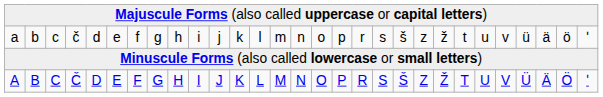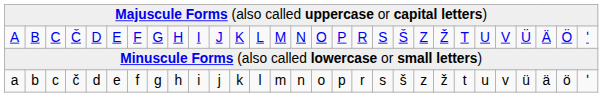rows swapped: (15, 80) <-> (15, 37)
